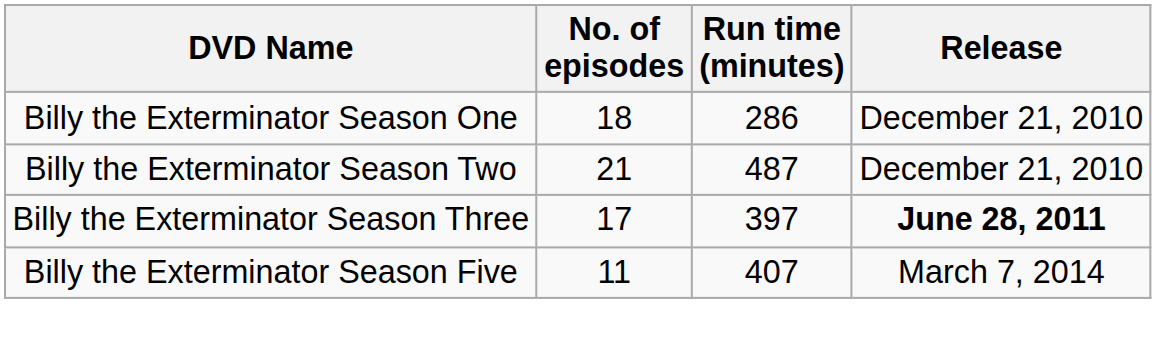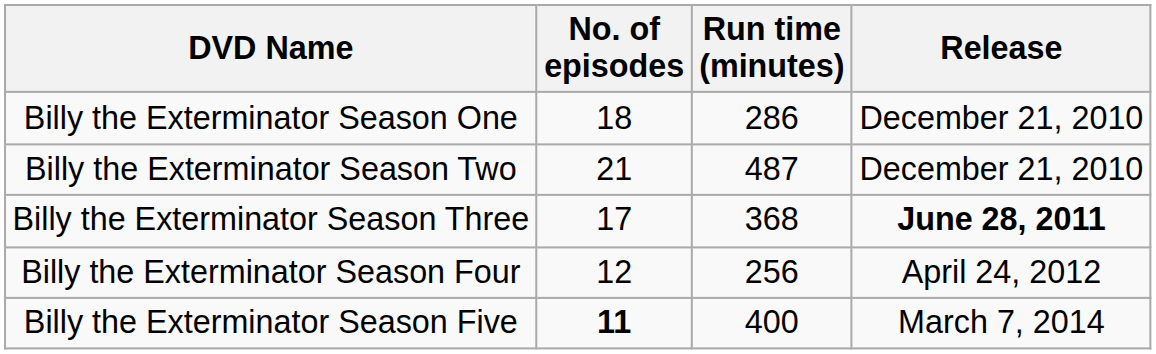(772, 220) 397 -> (772, 220) 368
+ row: (271, 271)
(614, 271) normal -> (614, 322) bold
(772, 271) 407 -> (772, 322) 400
